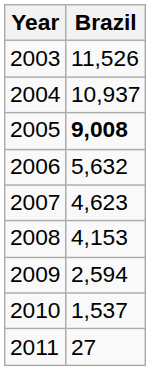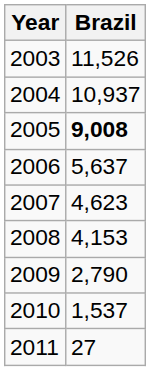(99, 166) 5,632 -> (99, 166) 5,637
(99, 274) 2,594 -> (99, 274) 2,790
